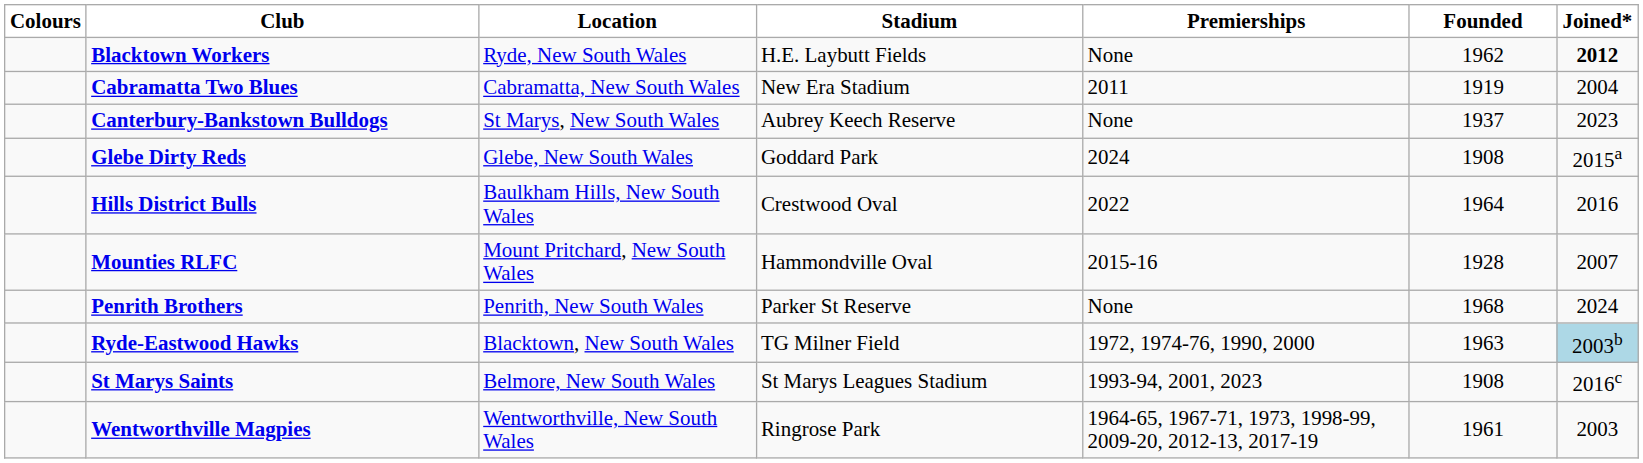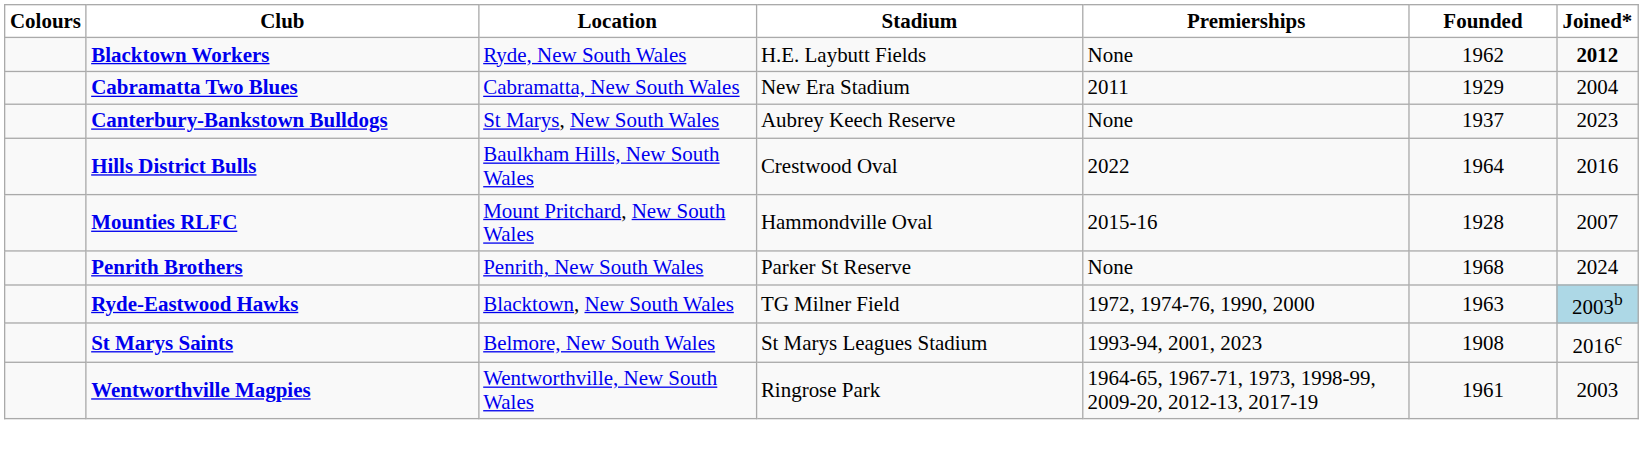(1483, 87) 1919 -> (1483, 87) 1929
- row: (169, 156)
